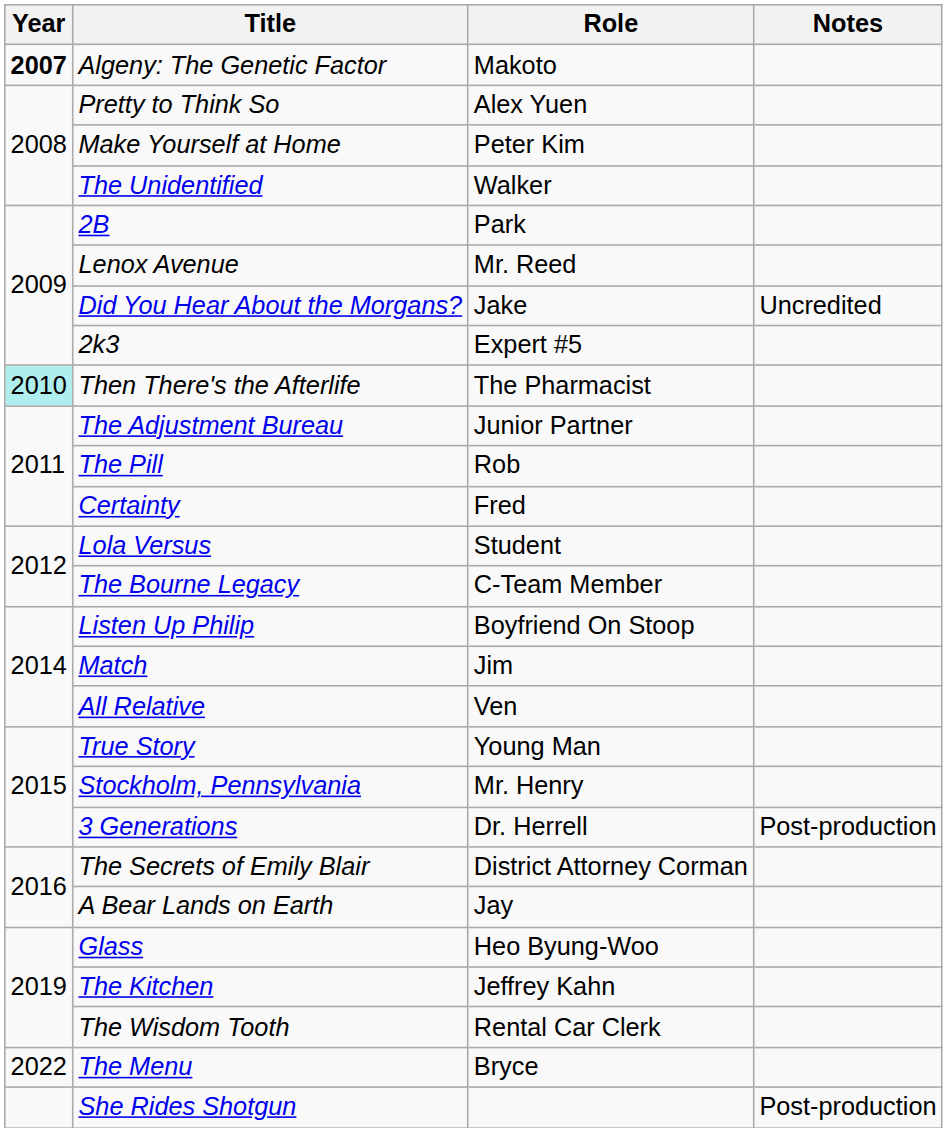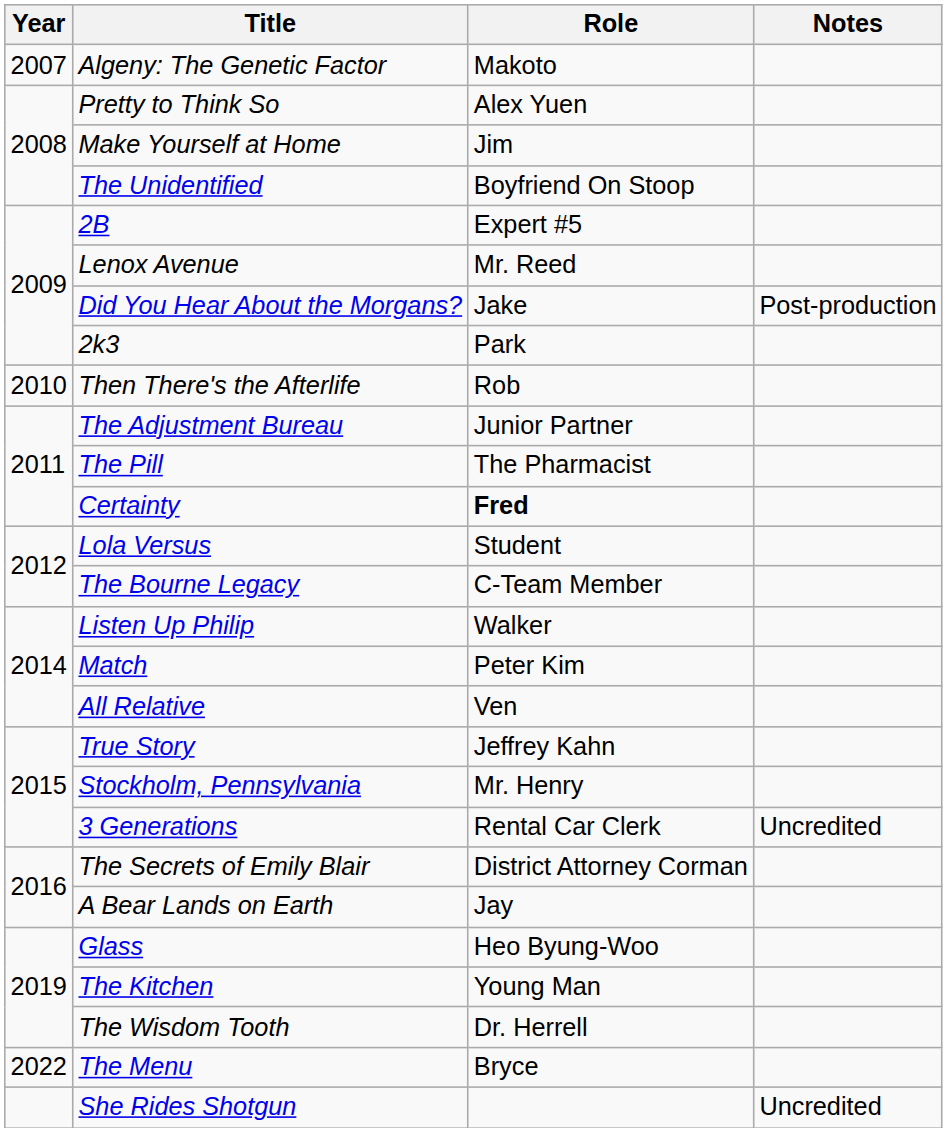(39, 64) bold -> (39, 64) normal
(529, 144) Peter Kim -> (493, 144) Jim
(513, 184) Walker -> (584, 184) Boyfriend On Stoop
(500, 225) Park -> (528, 225) Expert #5
(821, 305) Uncredited -> (848, 305) Post-production
(528, 345) Expert #5 -> (500, 345) Park
(39, 385) paleturquoise background -> (39, 385) no background
(562, 385) The Pharmacist -> (497, 385) Rob
(497, 465) Rob -> (562, 465) The Pharmacist
(500, 505) normal -> (501, 505) bold
(584, 625) Boyfriend On Stoop -> (513, 625) Walker
(493, 666) Jim -> (529, 666) Peter Kim
(537, 746) Young Man -> (545, 746) Jeffrey Kahn
(531, 826) Dr. Herrell -> (567, 826) Rental Car Clerk
(848, 826) Post-production -> (821, 826) Uncredited
(545, 986) Jeffrey Kahn -> (537, 986) Young Man
(567, 1026) Rental Car Clerk -> (531, 1026) Dr. Herrell
(848, 1107) Post-production -> (821, 1107) Uncredited
